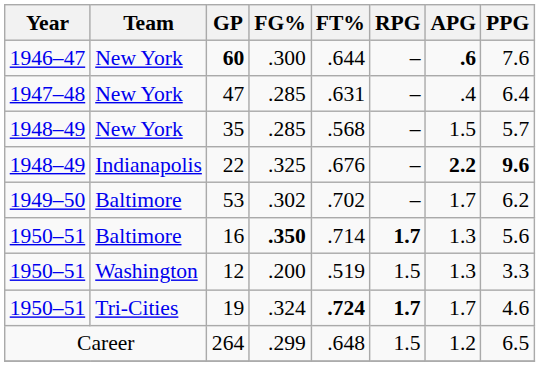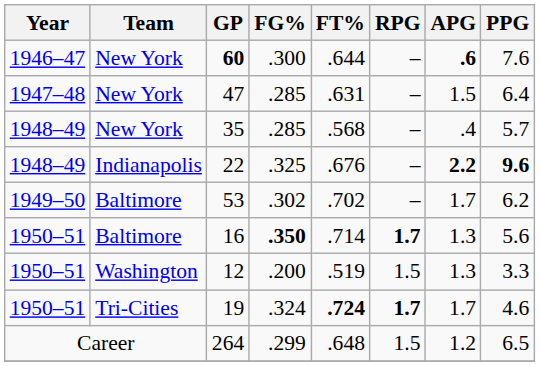(468, 93) .4 -> (463, 93) 1.5
(463, 129) 1.5 -> (468, 129) .4
